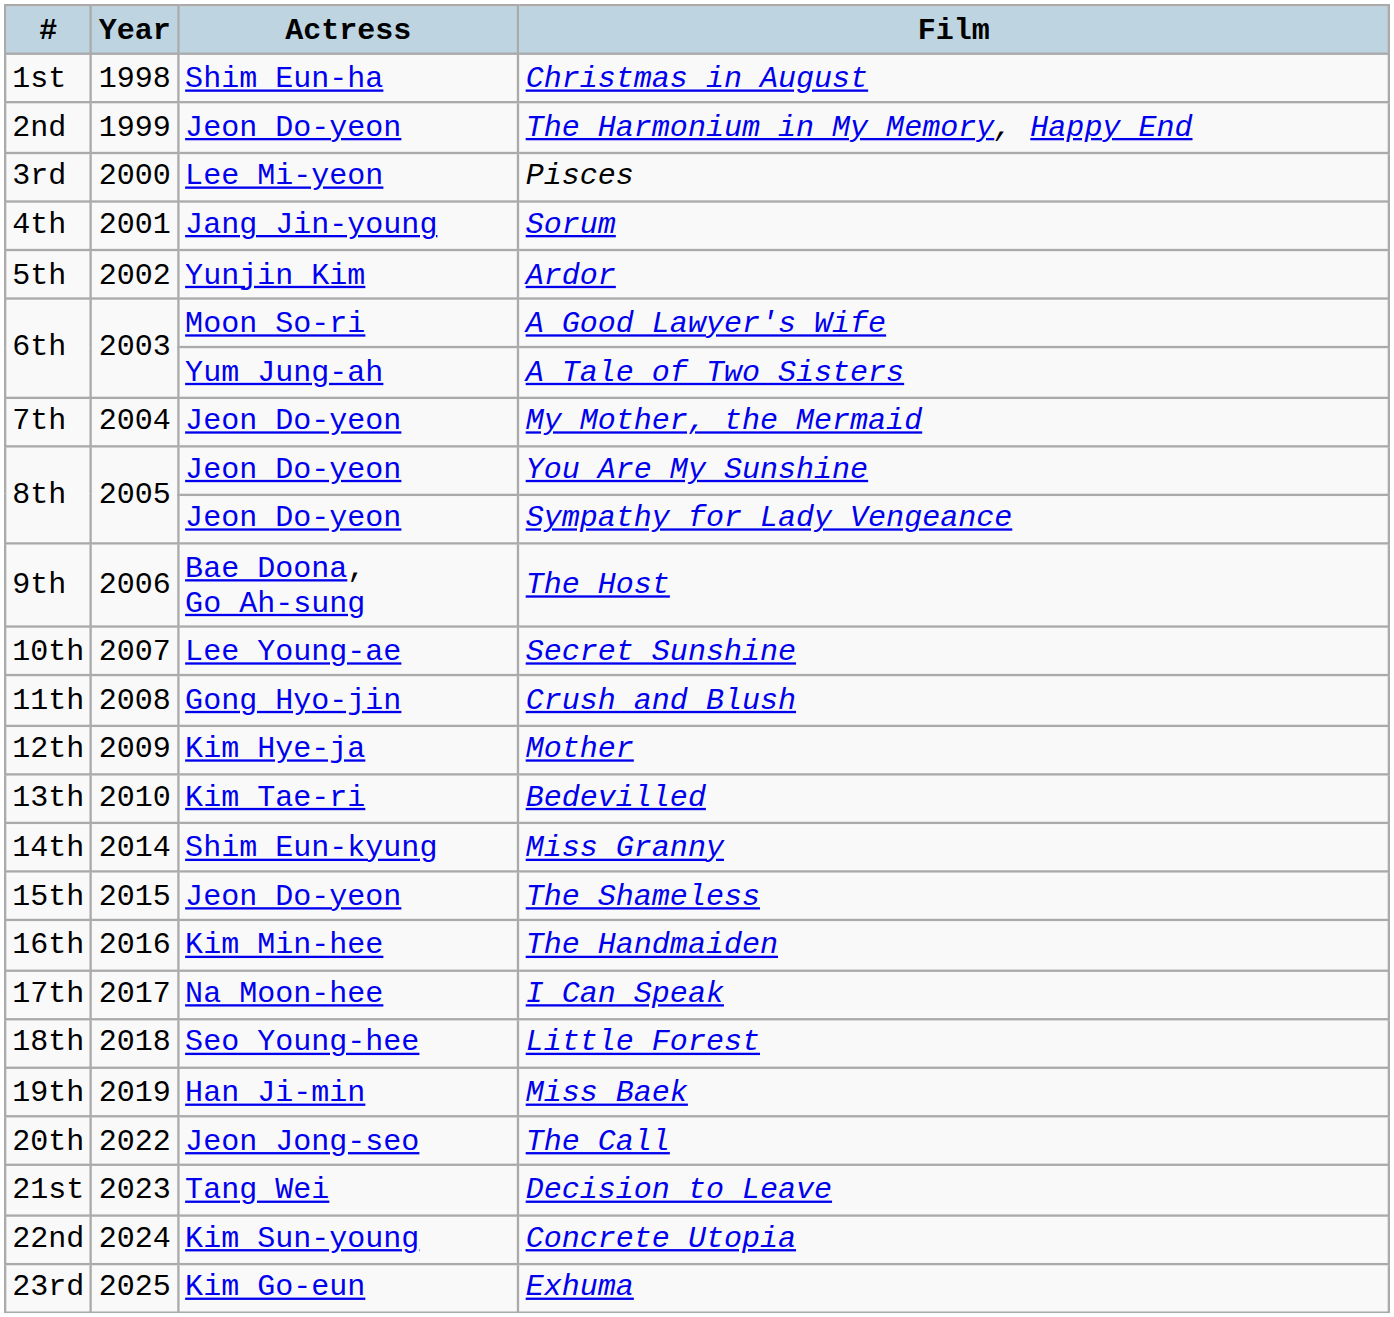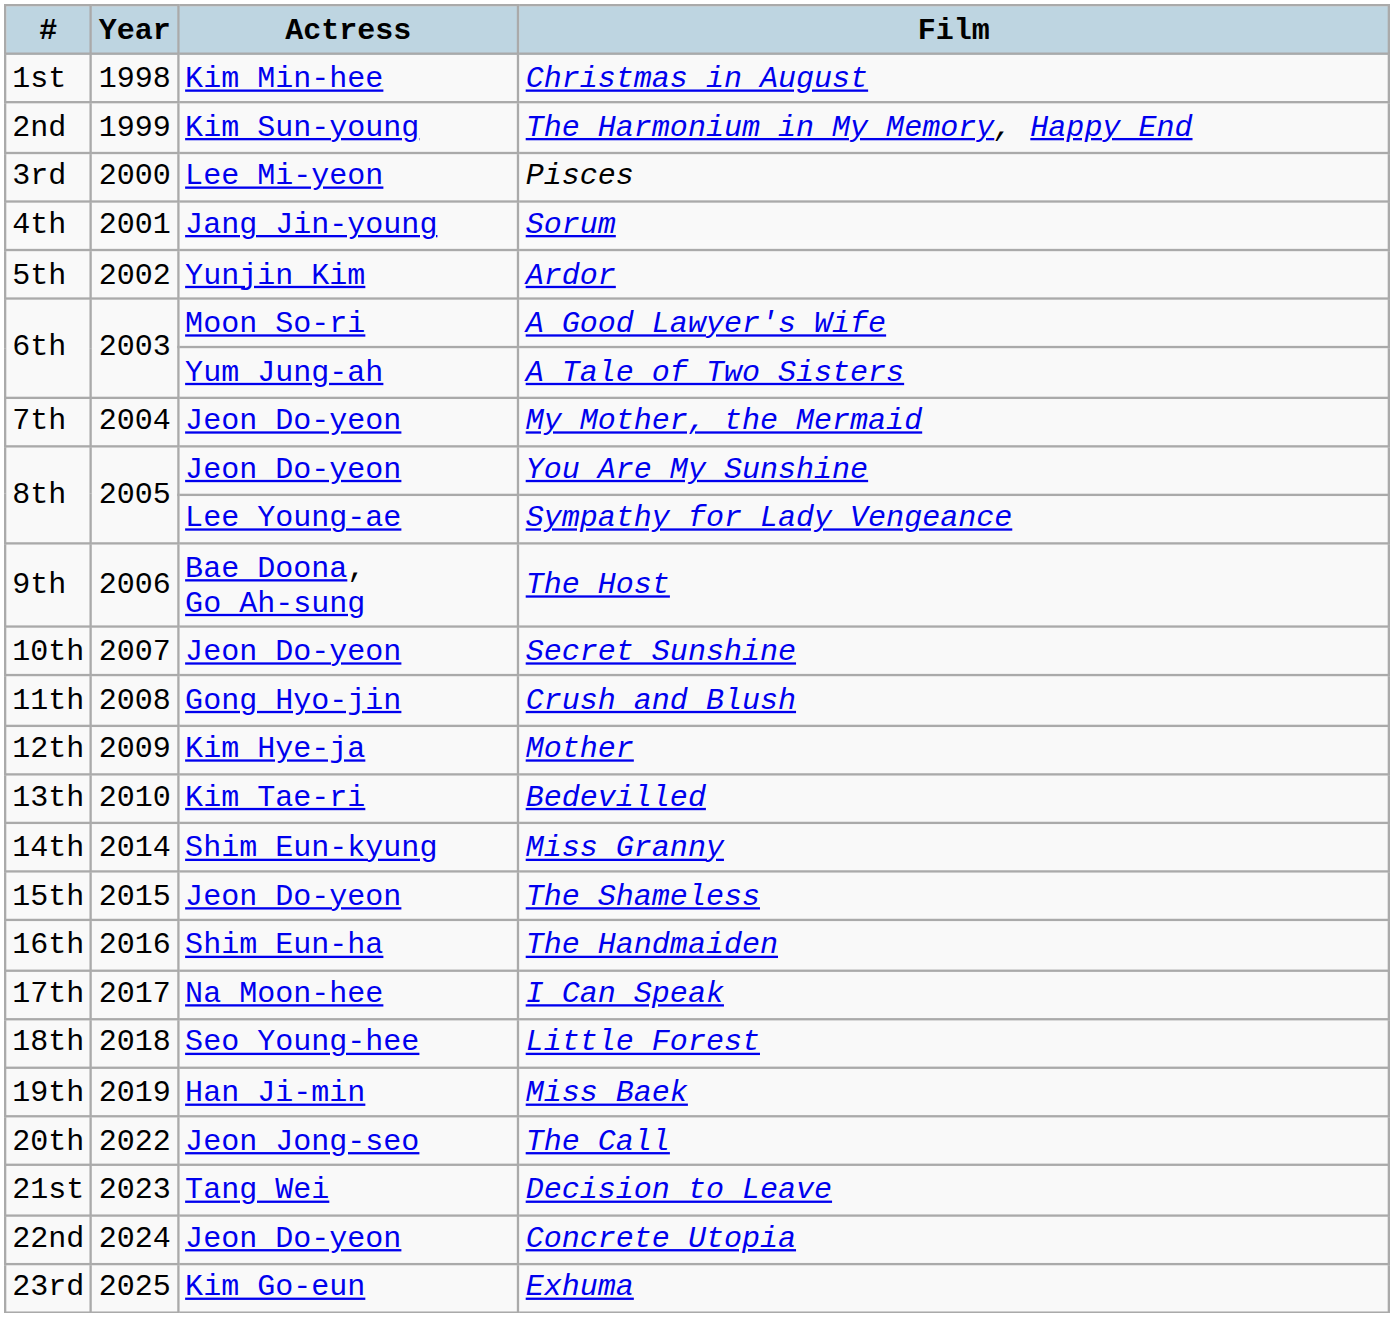(284, 79) Shim Eun-ha -> (284, 79) Kim Min-hee
(293, 128) Jeon Do-yeon -> (302, 128) Kim Sun-young
(293, 519) Jeon Do-yeon -> (293, 519) Lee Young-ae
(293, 652) Lee Young-ae -> (293, 652) Jeon Do-yeon
(284, 945) Kim Min-hee -> (284, 945) Shim Eun-ha
(302, 1239) Kim Sun-young -> (293, 1239) Jeon Do-yeon
